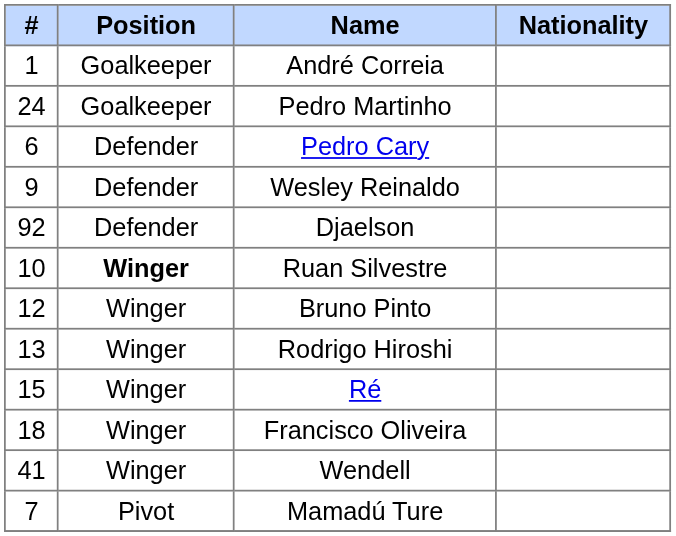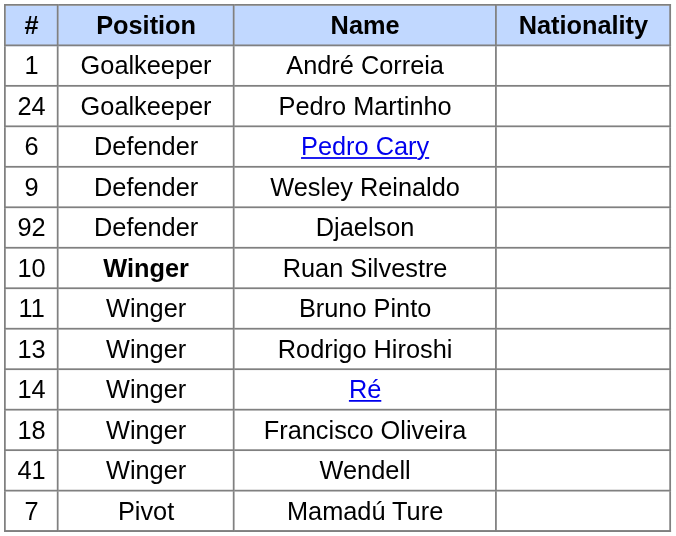(32, 308) 12 -> (32, 308) 11
(32, 389) 15 -> (32, 389) 14
